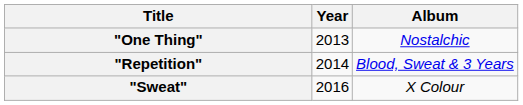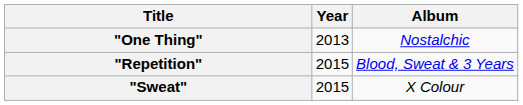(332, 64) 2014 -> (332, 64) 2015
(332, 87) 2016 -> (332, 87) 2015
